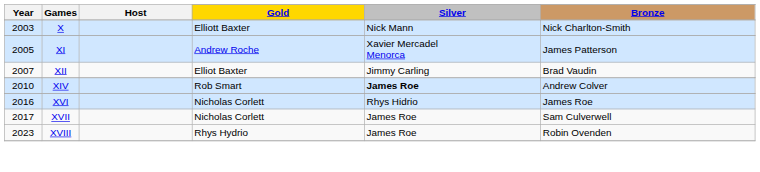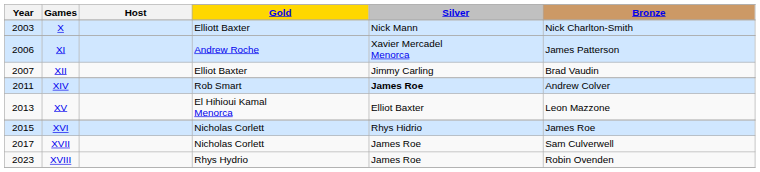(23, 49) 2005 -> (23, 49) 2006
(23, 86) 2010 -> (23, 86) 2011
+ row: (61, 107)
(23, 102) 2016 -> (23, 128) 2015
